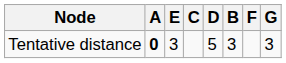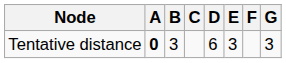columns swapped: (233, 17) <-> (174, 17)
(212, 44) 5 -> (213, 44) 6
